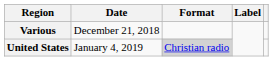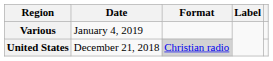(117, 30) December 21, 2018 -> (108, 30) January 4, 2019
(108, 47) January 4, 2019 -> (117, 47) December 21, 2018
